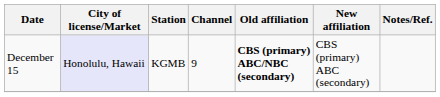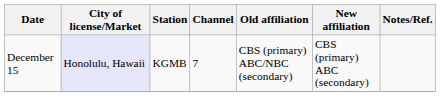(194, 63) 9 -> (195, 63) 7
(274, 63) bold -> (273, 63) normal
